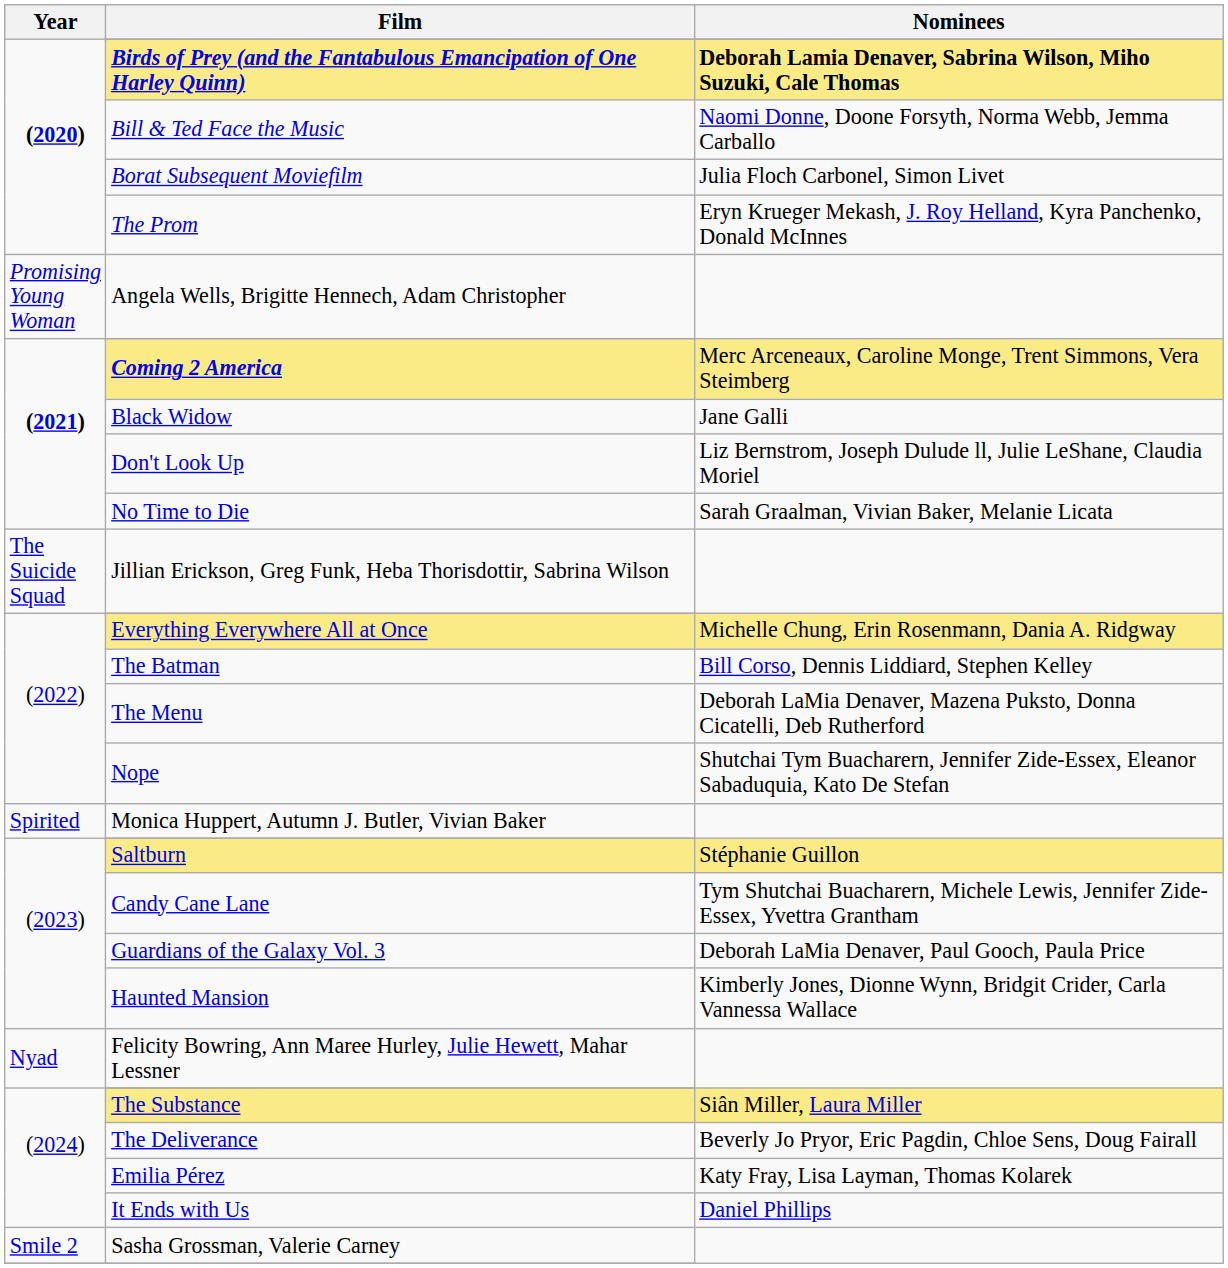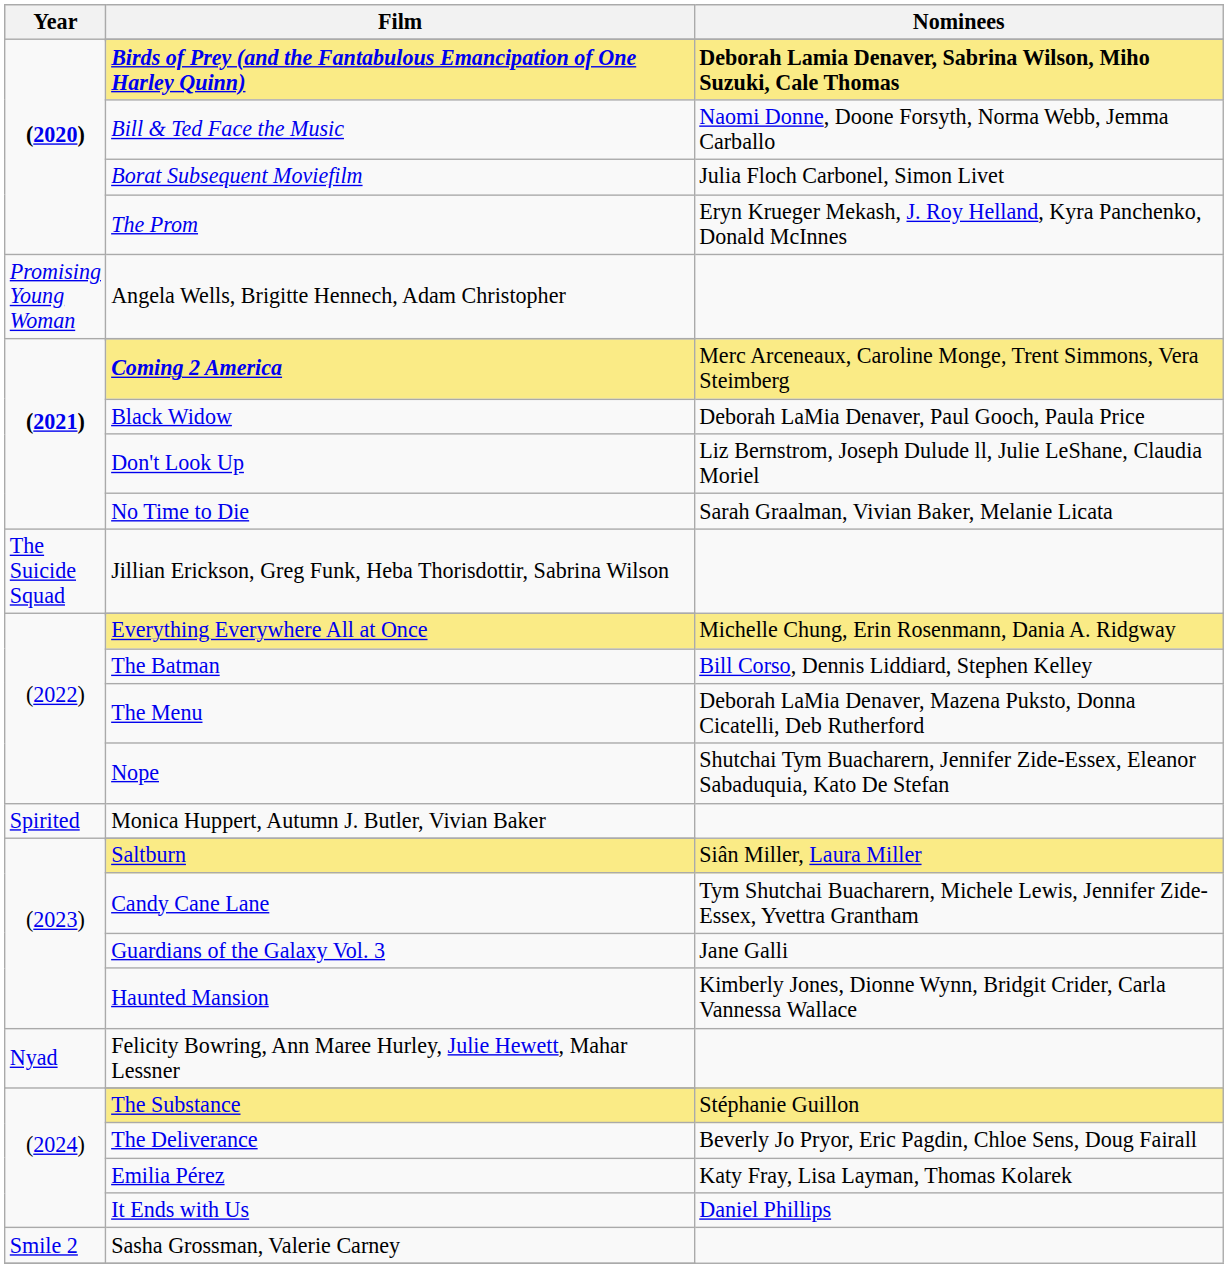(744, 416) Jane Galli -> (922, 416) Deborah LaMia Denaver, Paul Gooch, Paula Price
(779, 855) Stéphanie Guillon -> (810, 855) Siân Miller, Laura Miller
(922, 950) Deborah LaMia Denaver, Paul Gooch, Paula Price -> (744, 950) Jane Galli
(810, 1105) Siân Miller, Laura Miller -> (779, 1105) Stéphanie Guillon
